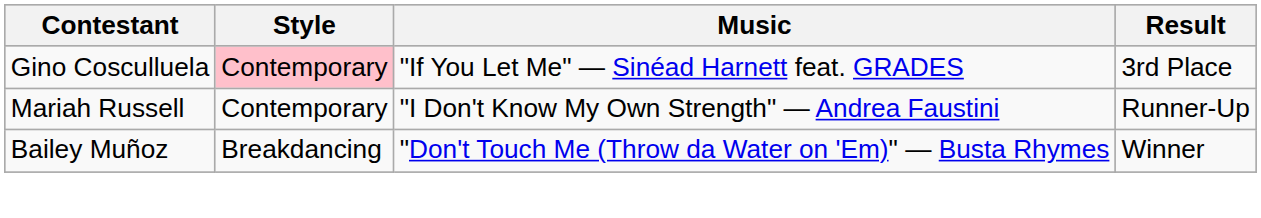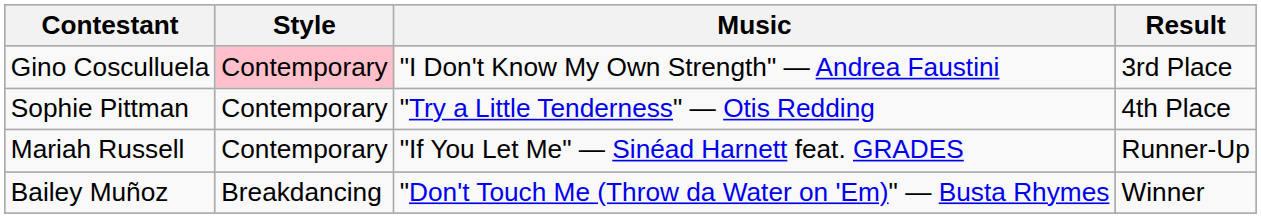(682, 66) "If You Let Me" — Sinéad Harnett feat. GRADES -> (700, 66) "I Don't Know My Own Strength" — Andrea Faustini
+ row: (100, 108)
(700, 108) "I Don't Know My Own Strength" — Andrea Faustini -> (682, 150) "If You Let Me" — Sinéad Harnett feat. GRADES
